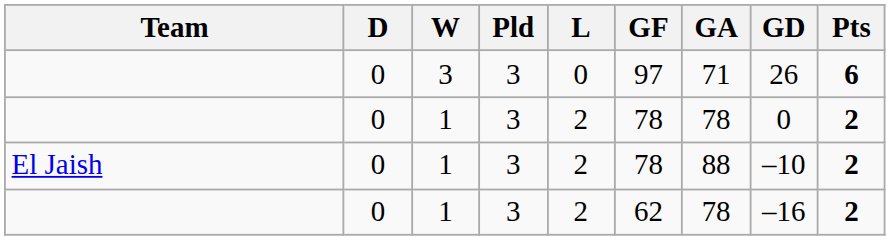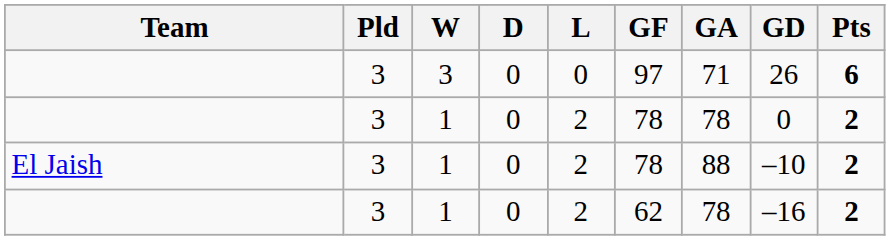columns swapped: (513, 27) <-> (378, 27)
